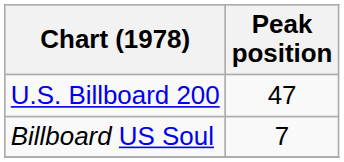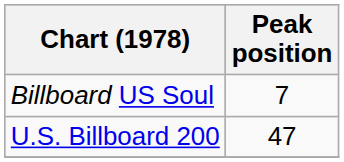rows swapped: (115, 95) <-> (112, 136)
